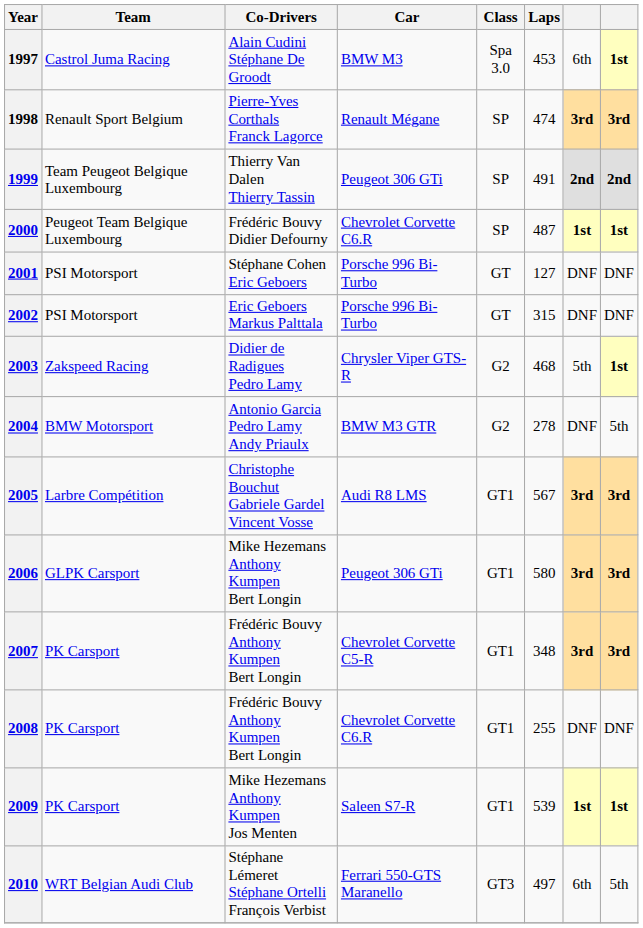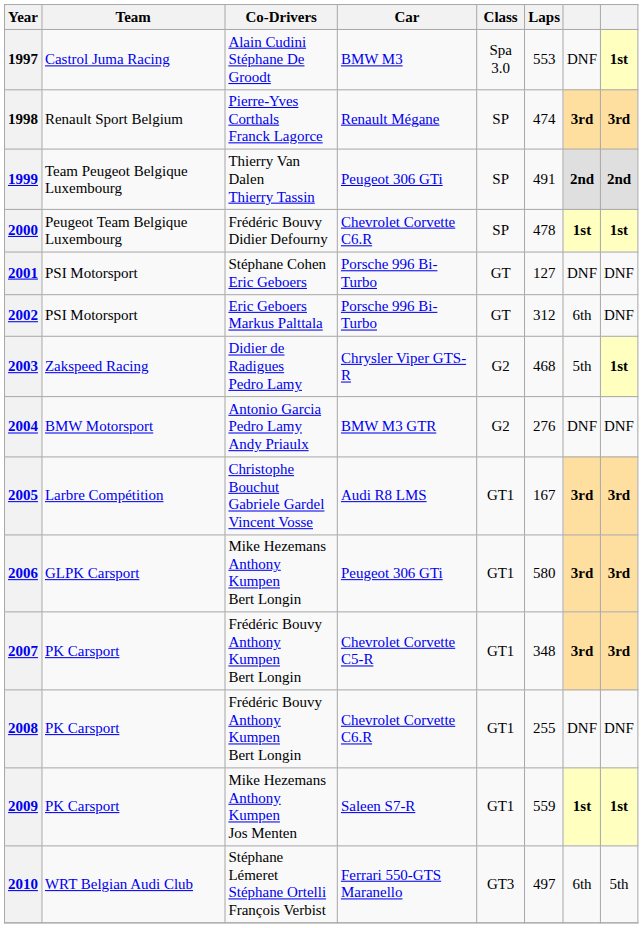(544, 59) 453 -> (544, 59) 553
(582, 59) 6th -> (582, 59) DNF
(544, 230) 487 -> (544, 230) 478
(544, 315) 315 -> (544, 315) 312
(582, 315) DNF -> (582, 315) 6th
(544, 427) 278 -> (544, 427) 276
(619, 427) 5th -> (619, 427) DNF
(544, 495) 567 -> (544, 495) 167
(544, 806) 539 -> (544, 806) 559
